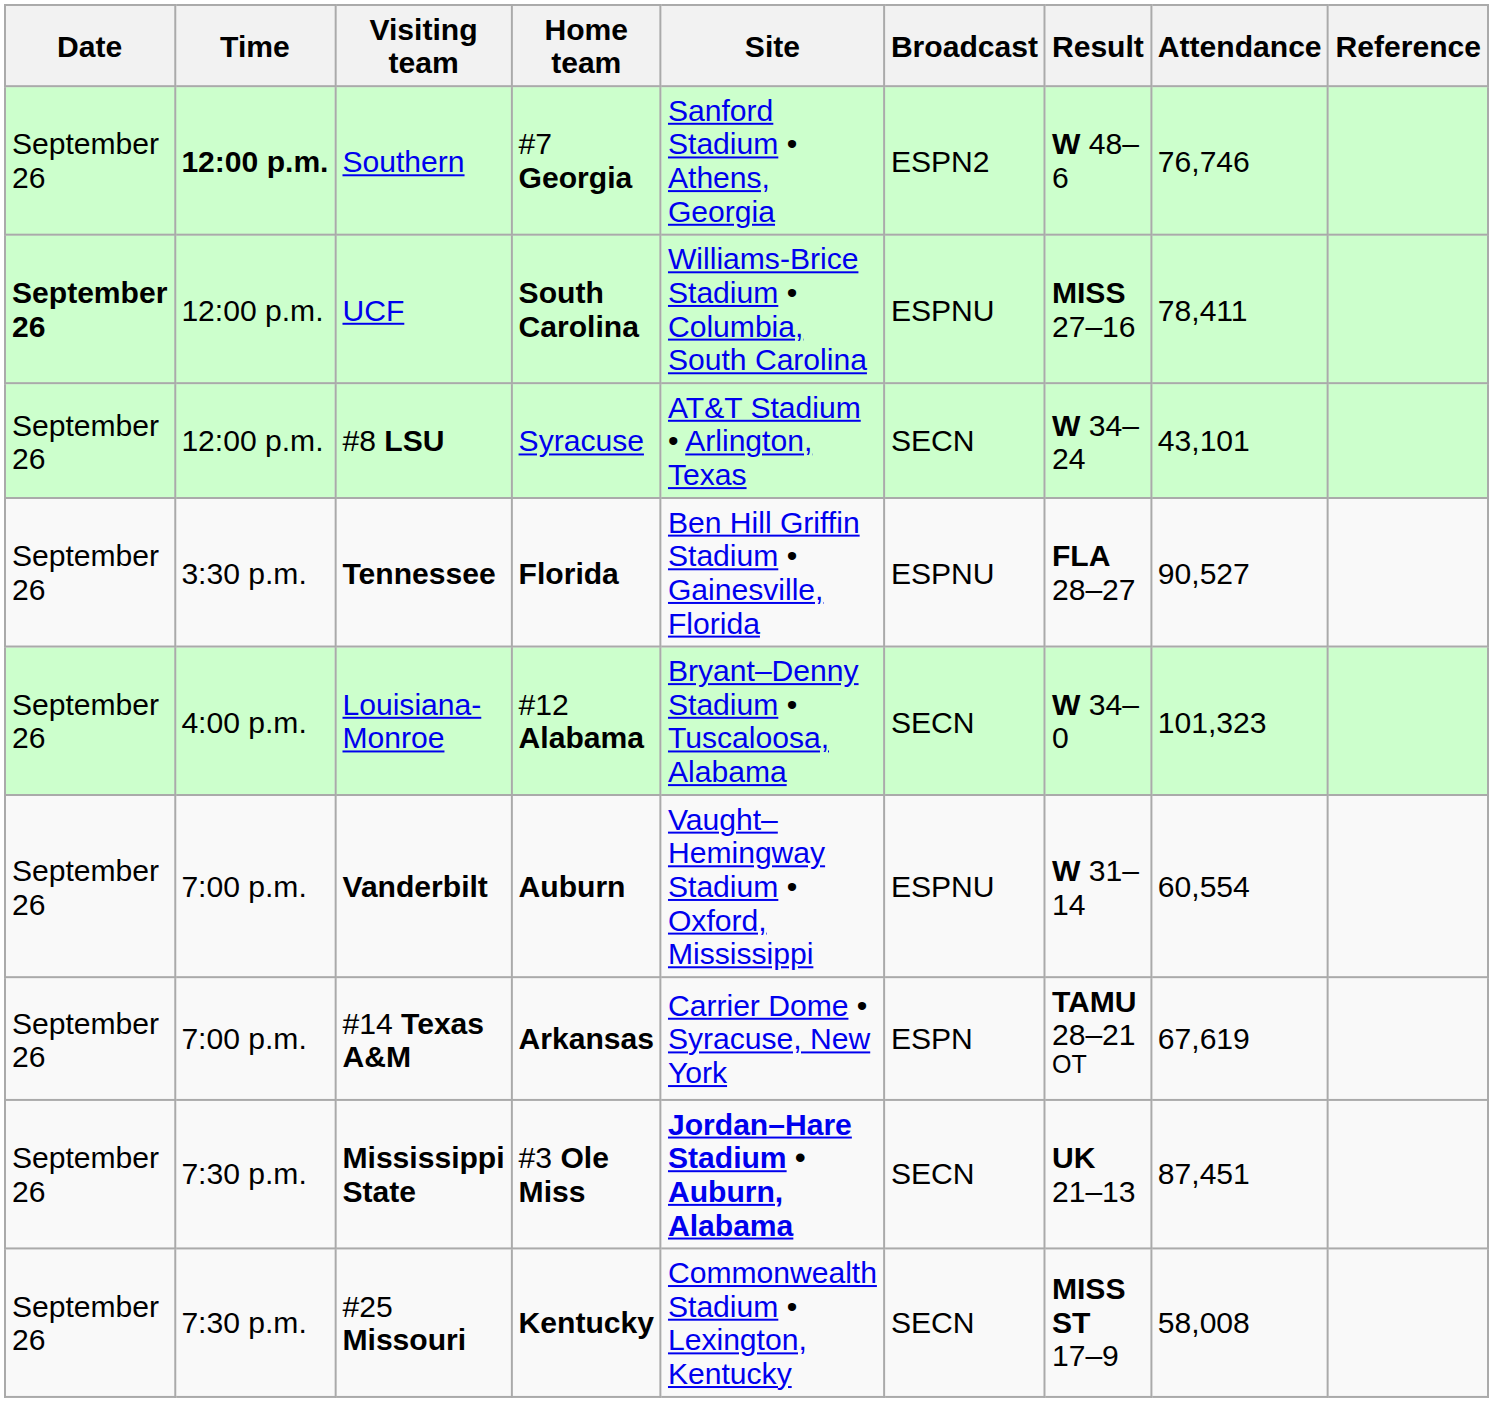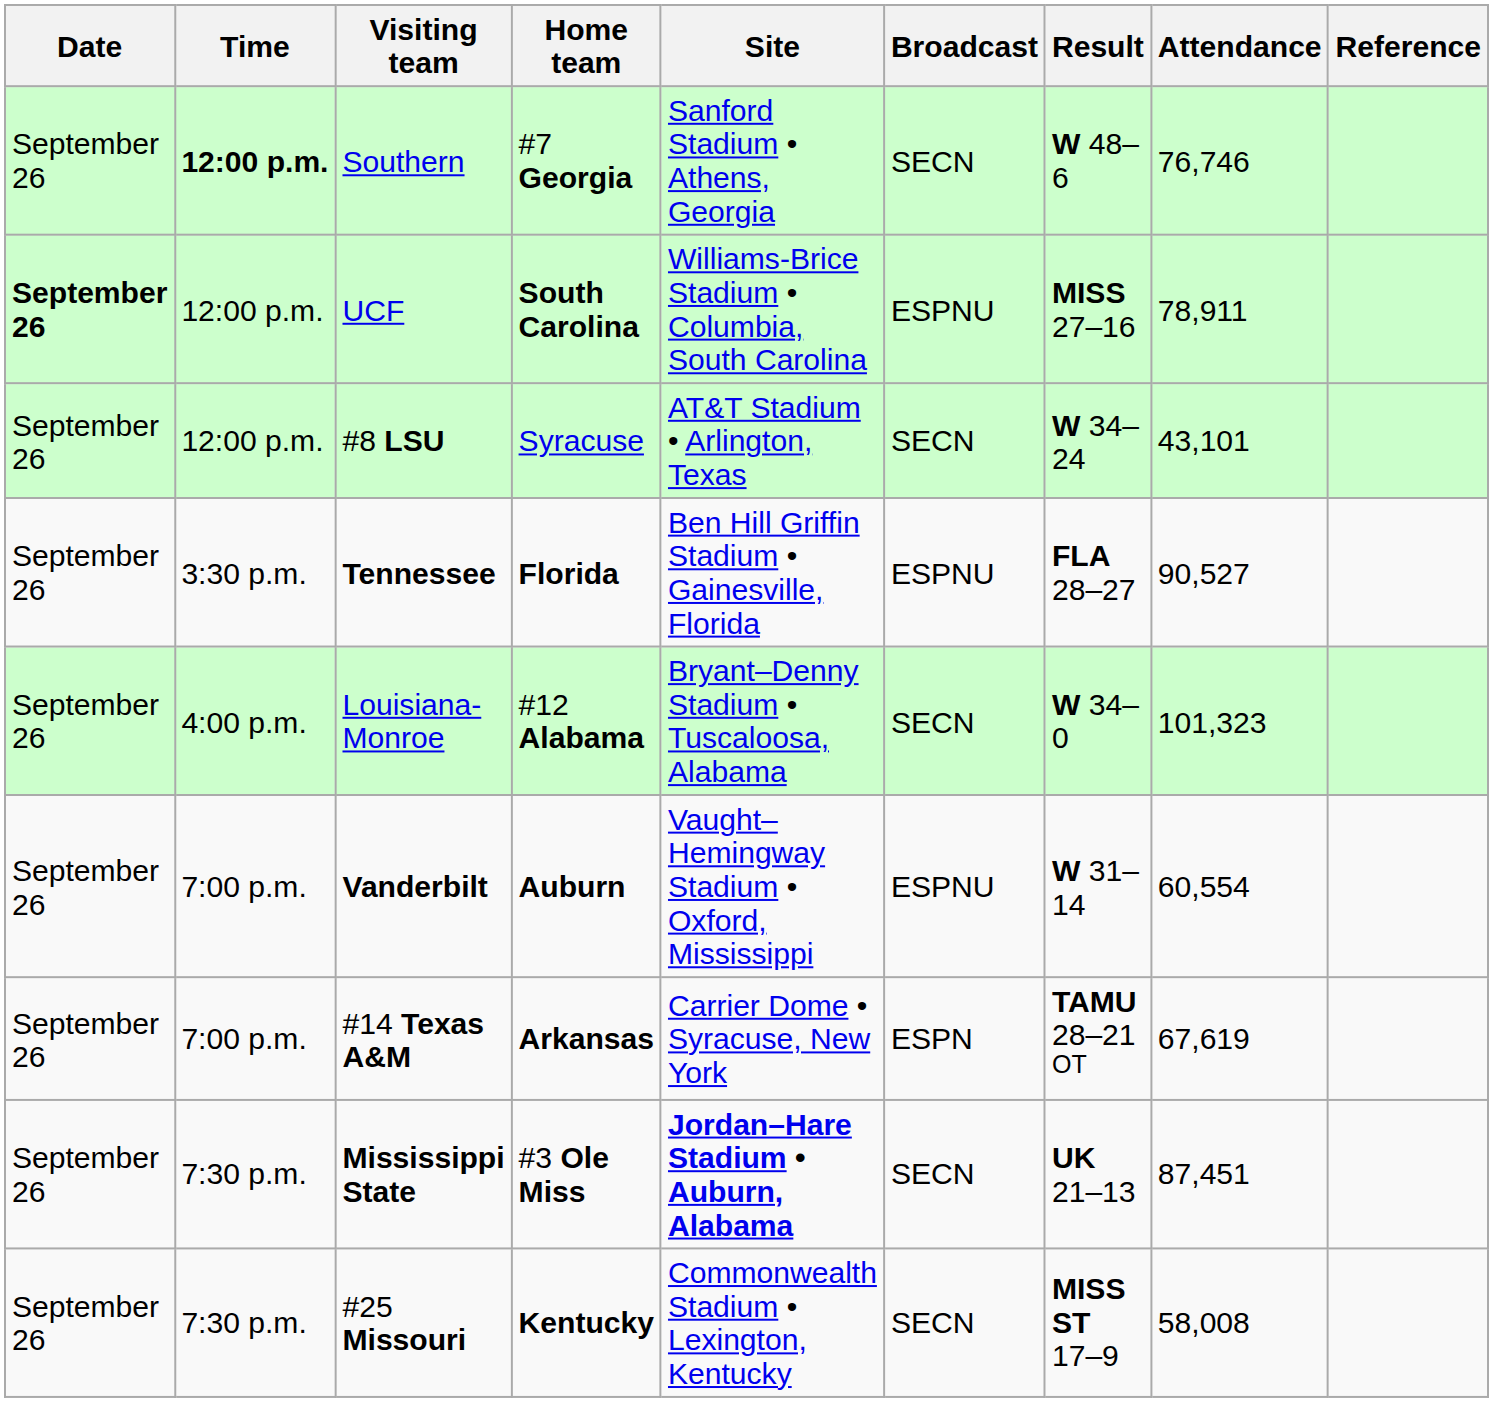(940, 161) ESPN2 -> (933, 161) SECN
(1203, 309) 78,411 -> (1203, 309) 78,911
